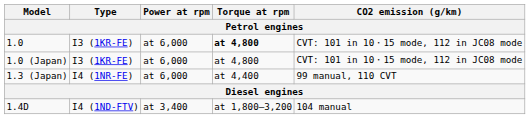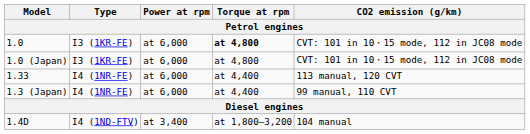+ row: (18, 76)
